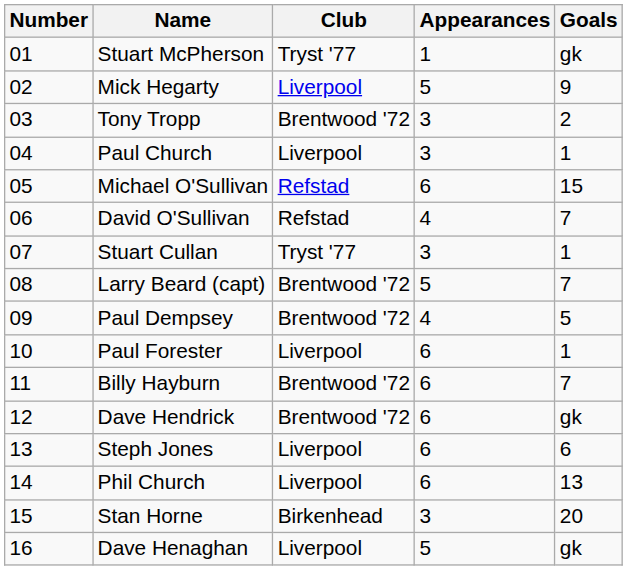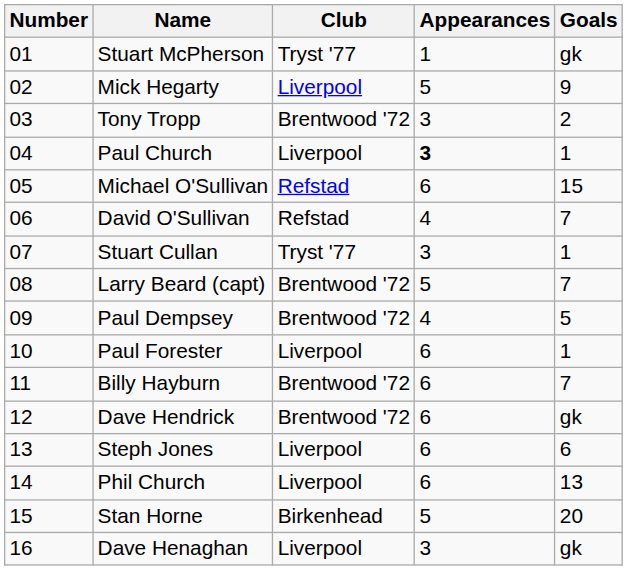(425, 152) normal -> (425, 152) bold
(425, 515) 3 -> (425, 515) 5
(425, 548) 5 -> (425, 548) 3
